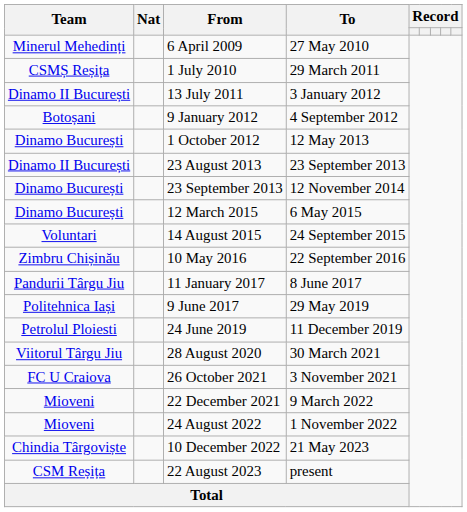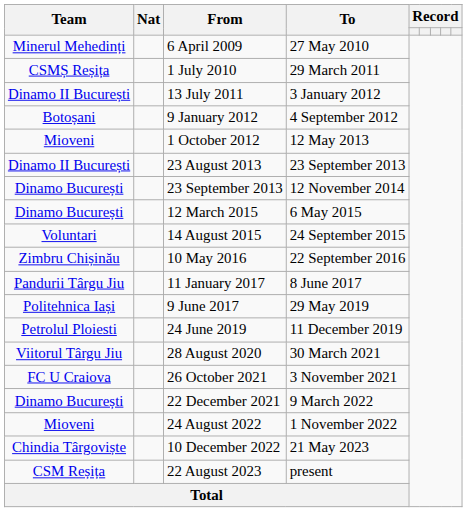(69, 141) Dinamo București -> (69, 141) Mioveni
(69, 400) Mioveni -> (69, 400) Dinamo București
